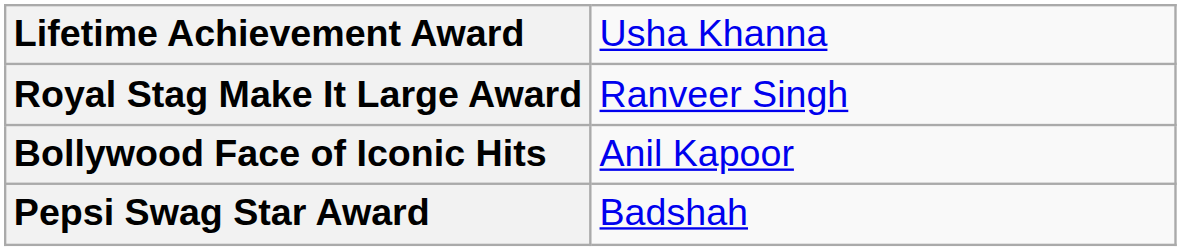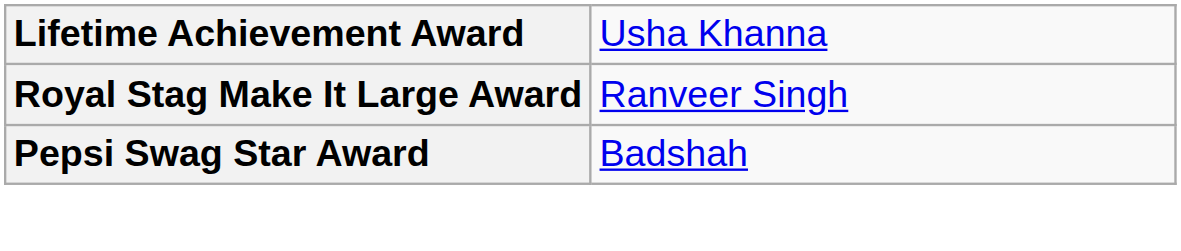- row: (280, 153)
